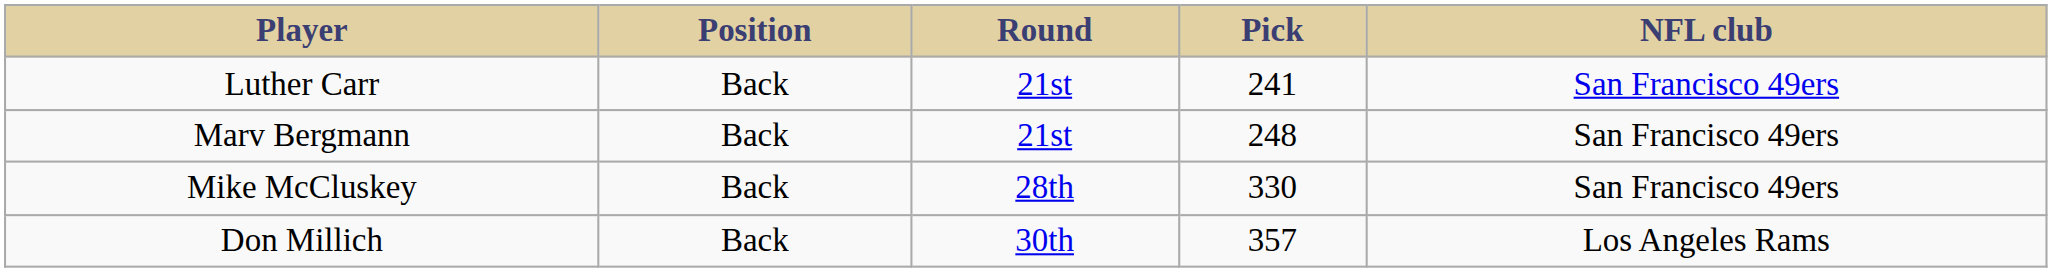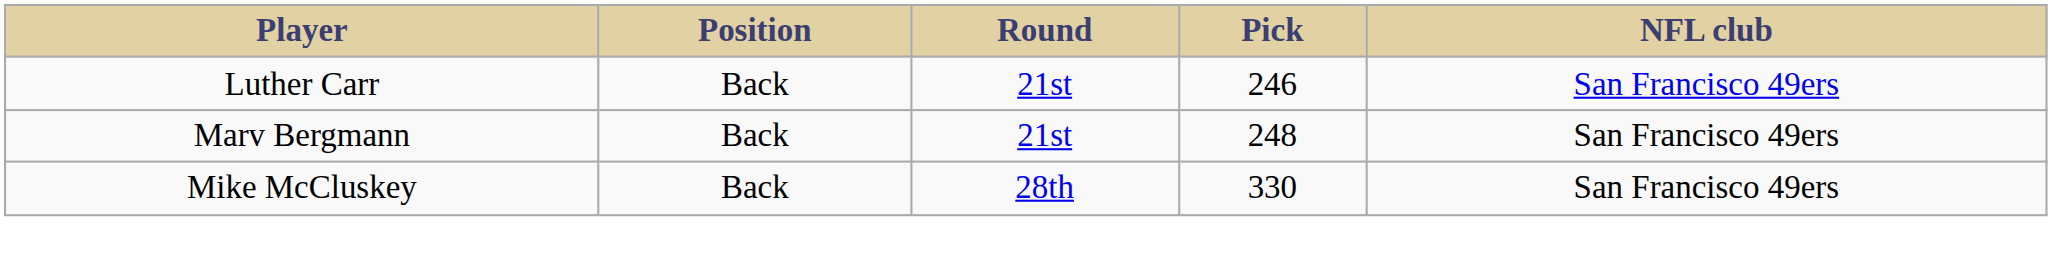(1272, 82) 241 -> (1272, 82) 246
- row: (302, 239)
